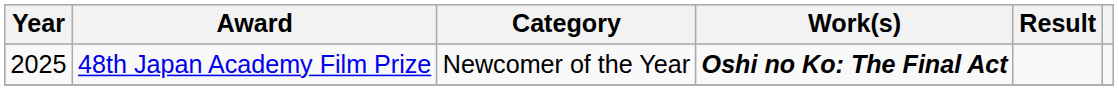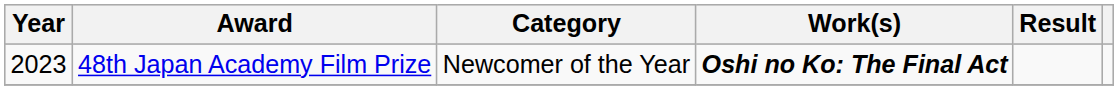(39, 64) 2025 -> (39, 64) 2023
